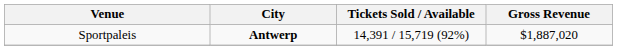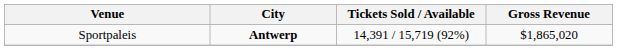(549, 34) $1,887,020 -> (549, 34) $1,865,020
